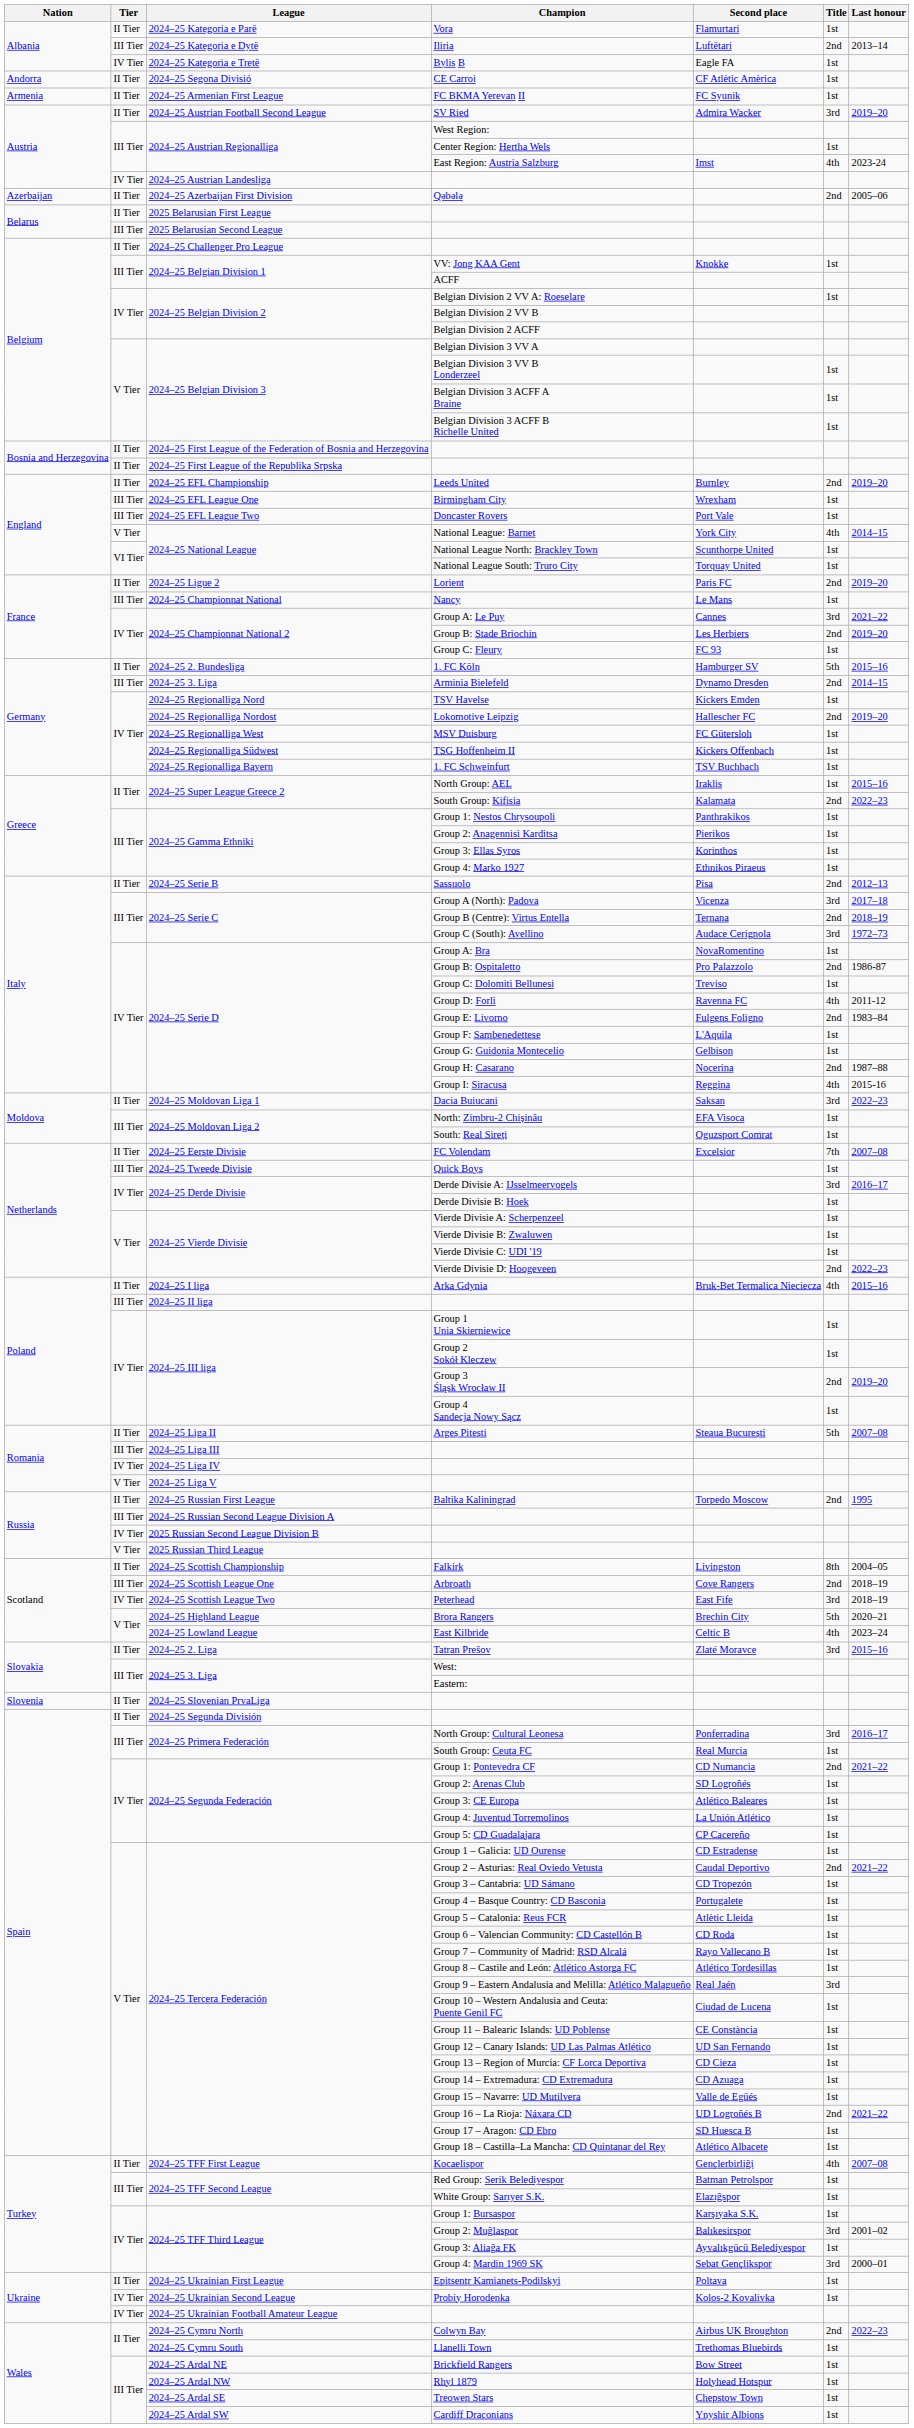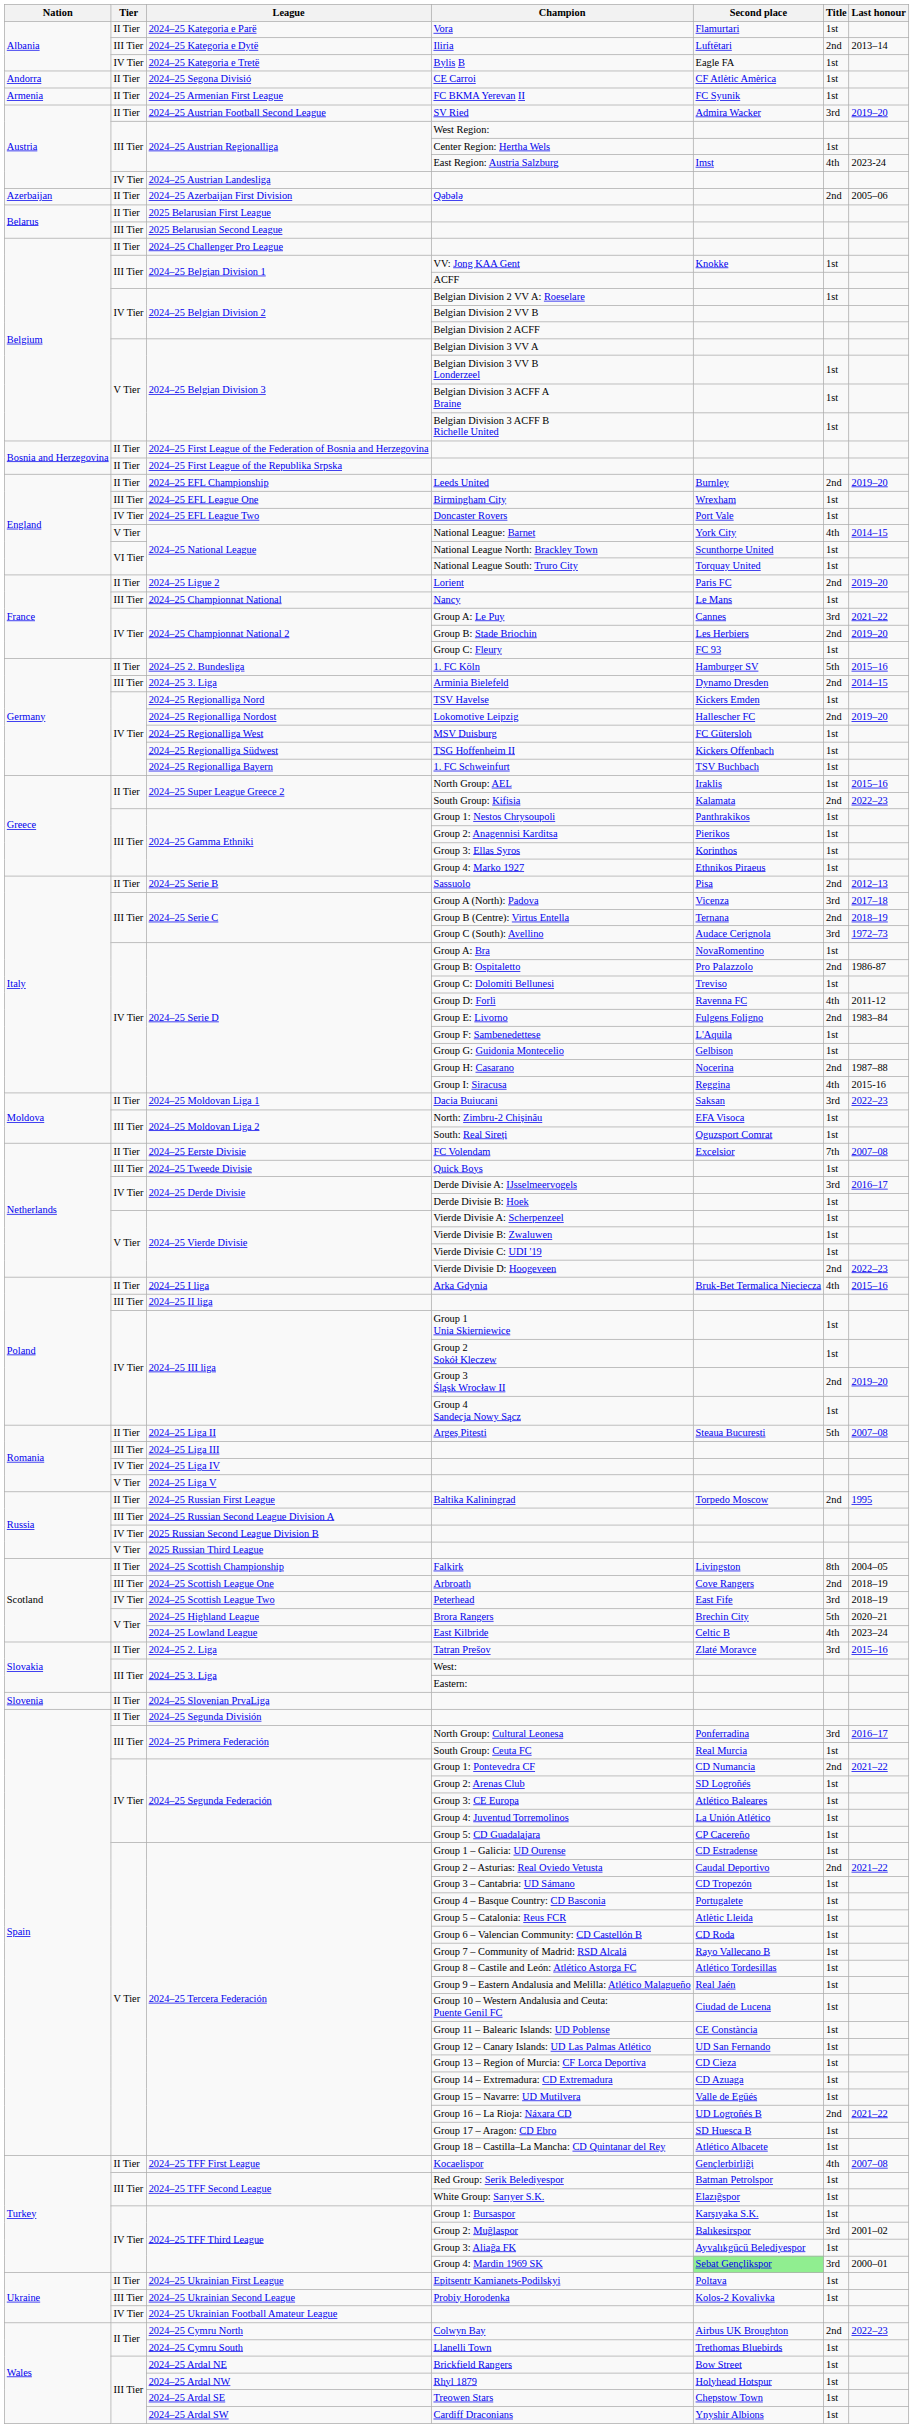(128, 516) III Tier -> (129, 516) IV Tier
(833, 1985) 3rd -> (832, 1985) 1st
(734, 2264) no background -> (734, 2264) lightgreen background
(129, 2297) IV Tier -> (128, 2297) III Tier
